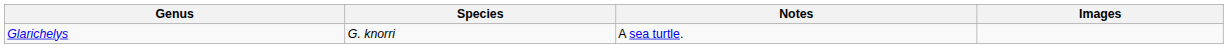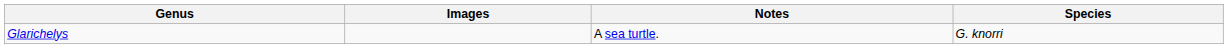columns swapped: (480, 14) <-> (1100, 14)
